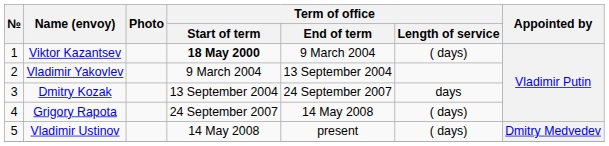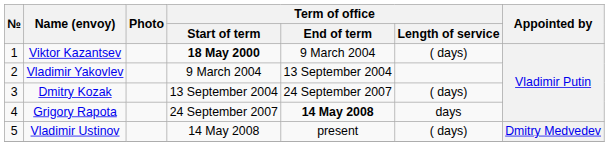(448, 92) days -> (448, 92) ( days)
(338, 111) normal -> (338, 111) bold
(448, 111) ( days) -> (448, 111) days
